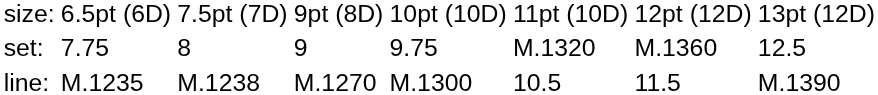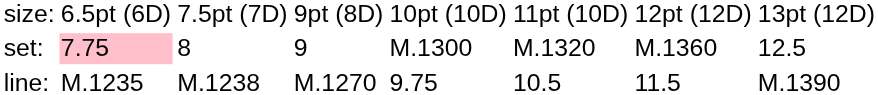(85, 48) no background -> (85, 48) pink background
(414, 48) 9.75 -> (431, 48) M.1300
(431, 82) M.1300 -> (414, 82) 9.75
